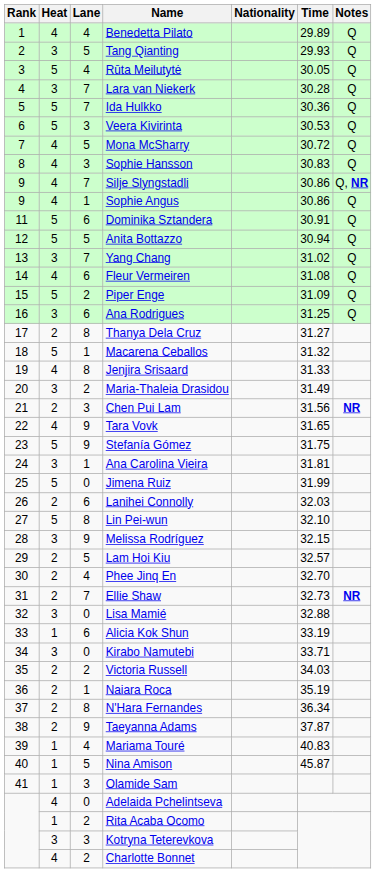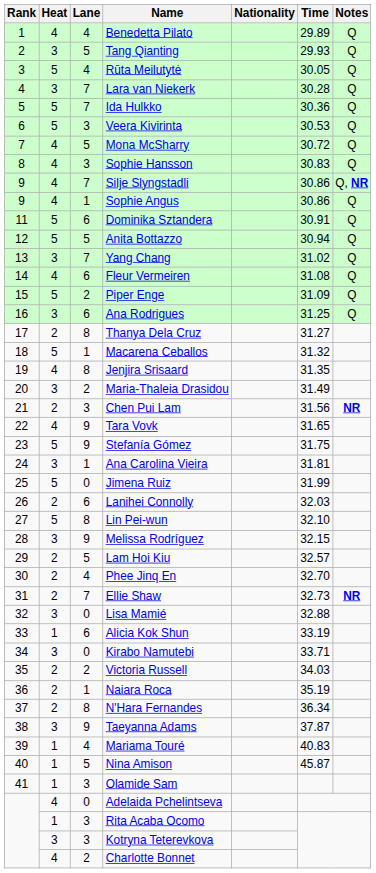(315, 370) 31.33 -> (315, 370) 31.35
(54, 727) 2 -> (54, 727) 3
(86, 821) 2 -> (86, 821) 3
